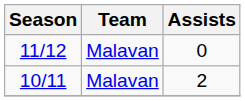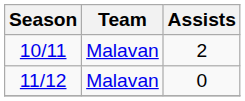rows swapped: (43, 80) <-> (43, 50)
